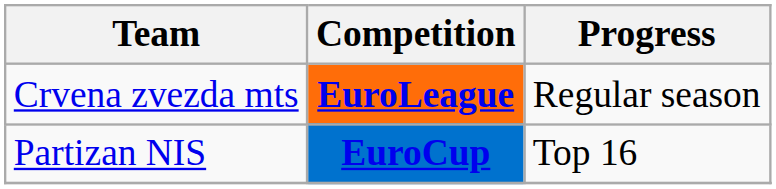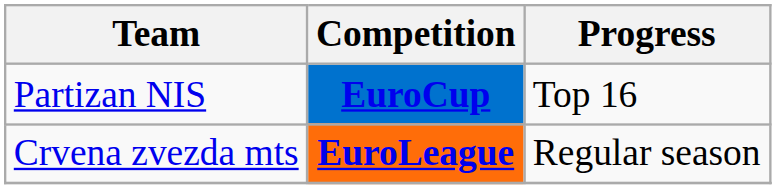rows swapped: (156, 93) <-> (110, 152)
